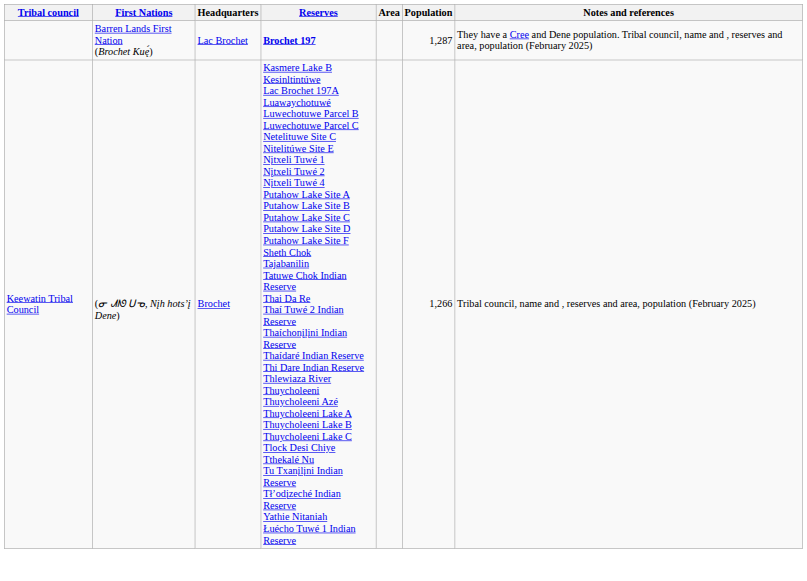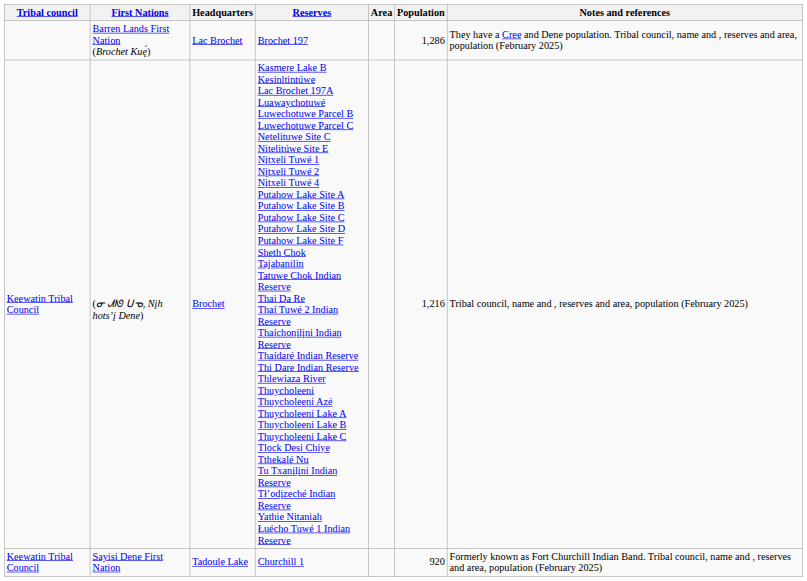(289, 40) bold -> (283, 40) normal
(441, 40) 1,287 -> (433, 40) 1,286
(441, 304) 1,266 -> (433, 304) 1,216
+ row: (128, 562)
